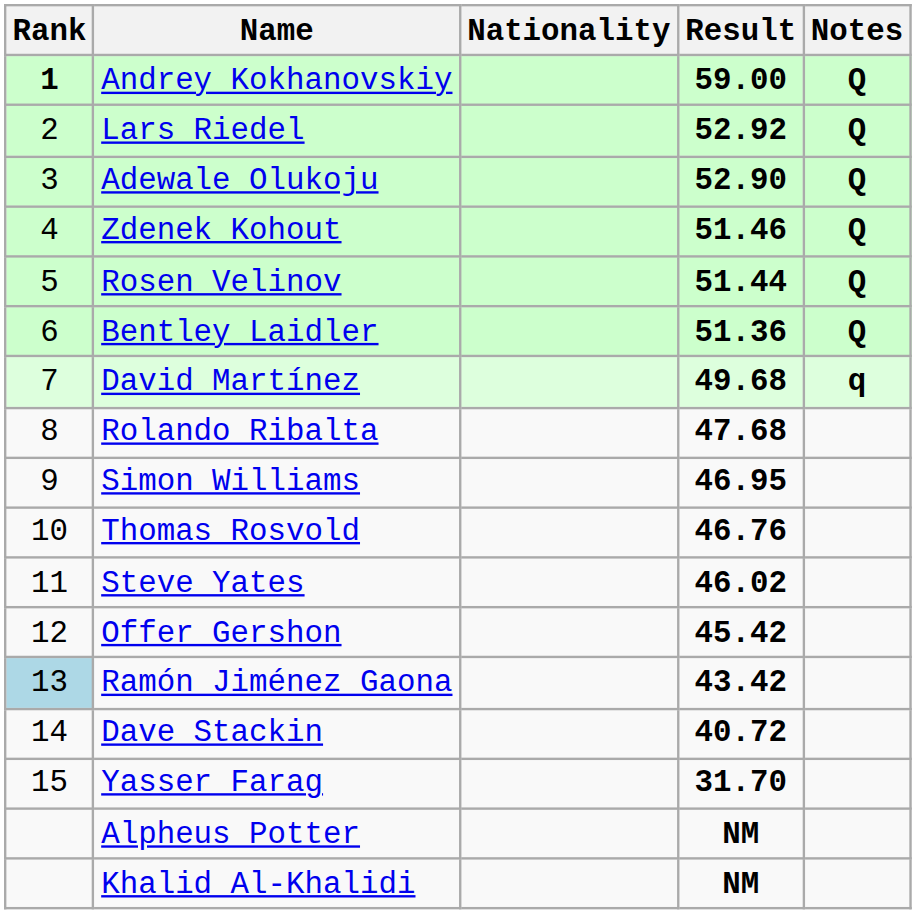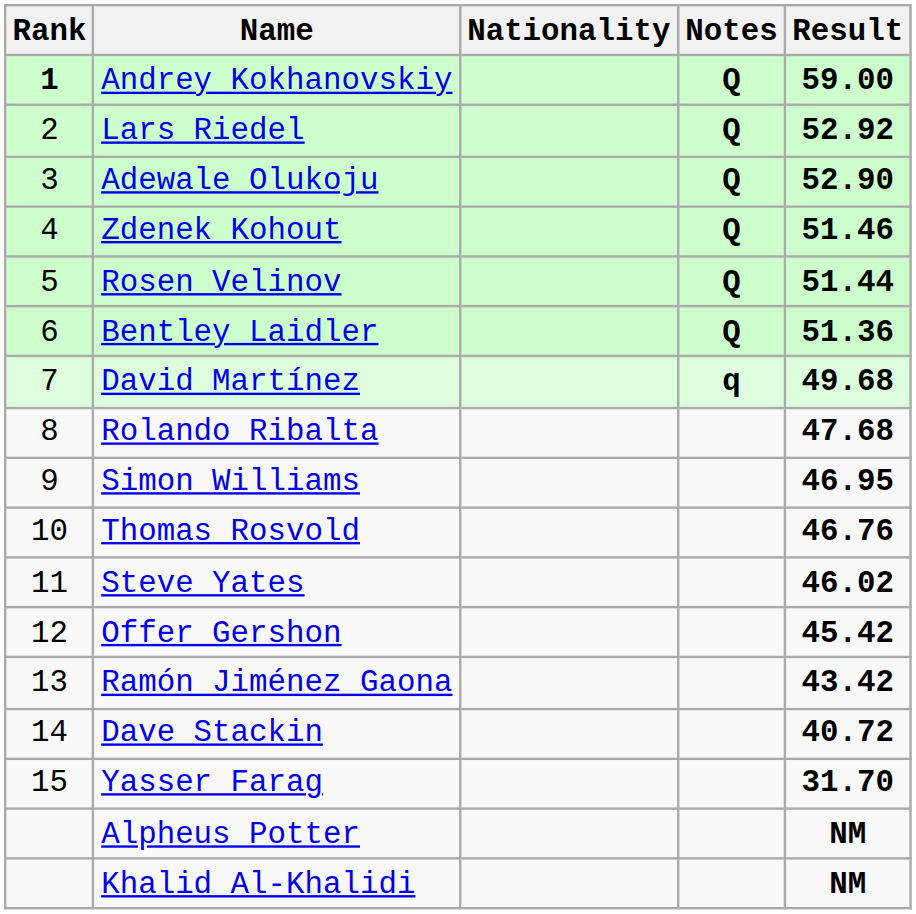columns swapped: (741, 30) <-> (857, 30)
(49, 683) lightblue background -> (49, 683) no background
